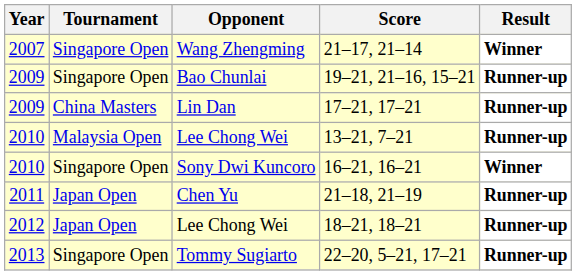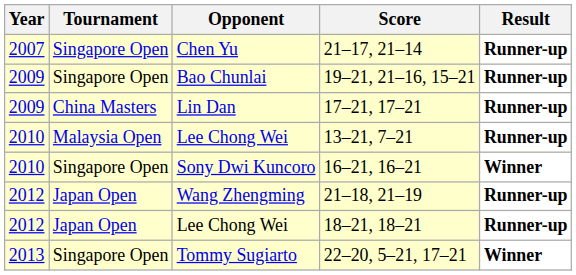(241, 49) Wang Zhengming -> (207, 49) Chen Yu
(513, 49) Winner -> (526, 49) Runner-up
(27, 196) 2011 -> (27, 196) 2012
(207, 196) Chen Yu -> (241, 196) Wang Zhengming
(526, 255) Runner-up -> (513, 255) Winner
